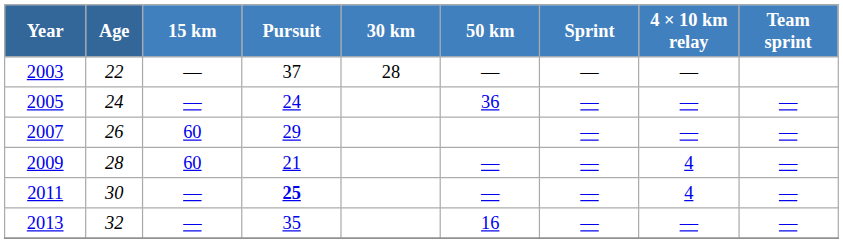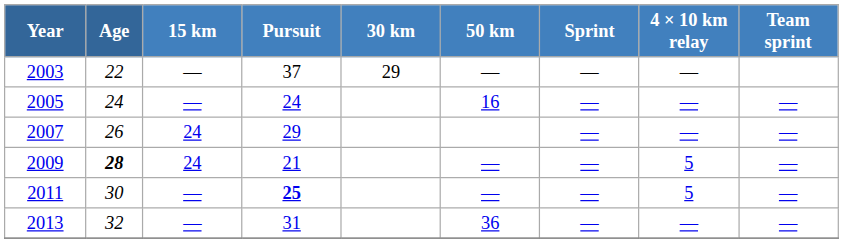(391, 71) 28 -> (391, 71) 29
(490, 102) 36 -> (490, 102) 16
(192, 132) 60 -> (192, 132) 24
(114, 162) normal -> (114, 162) bold
(192, 162) 60 -> (192, 162) 24
(689, 162) 4 -> (689, 162) 5
(689, 193) 4 -> (689, 193) 5
(292, 223) 35 -> (292, 223) 31
(490, 223) 16 -> (490, 223) 36
